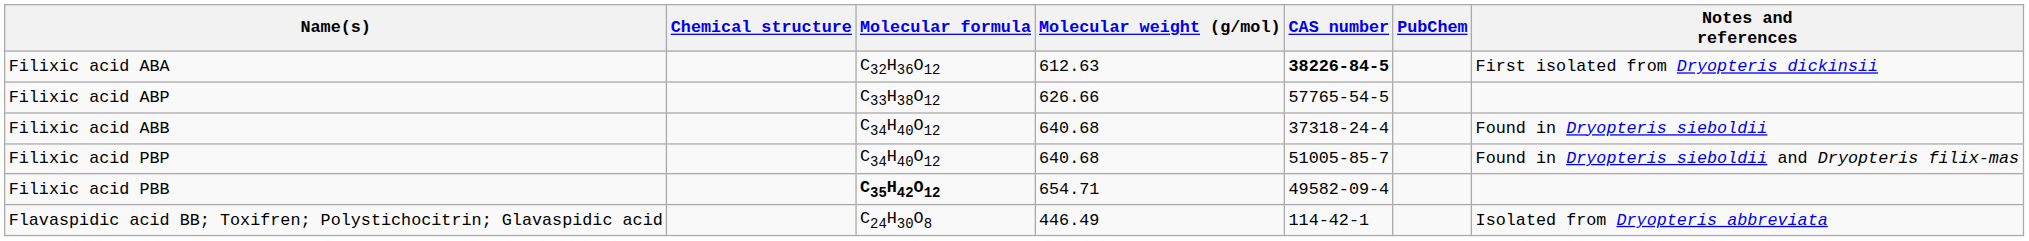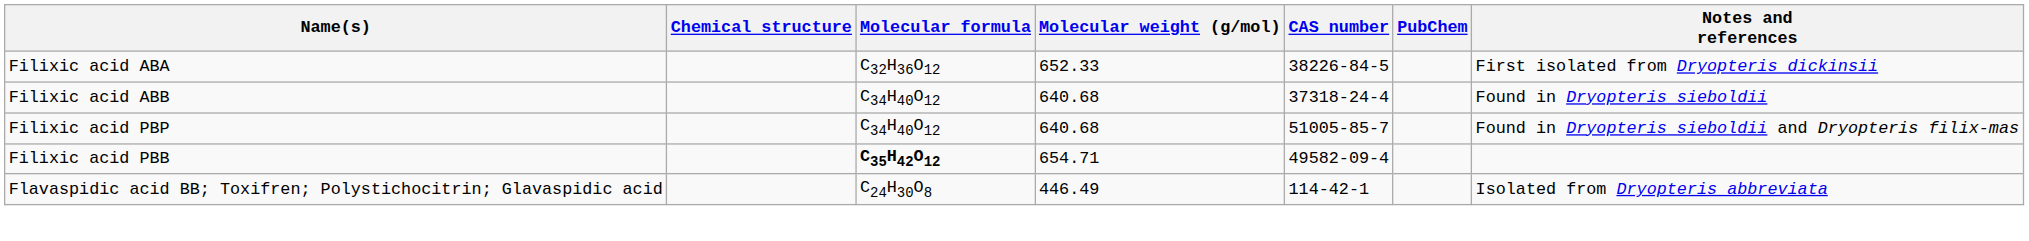(1069, 67) 612.63 -> (1069, 67) 652.33
(1339, 67) bold -> (1339, 67) normal
- row: (89, 97)
